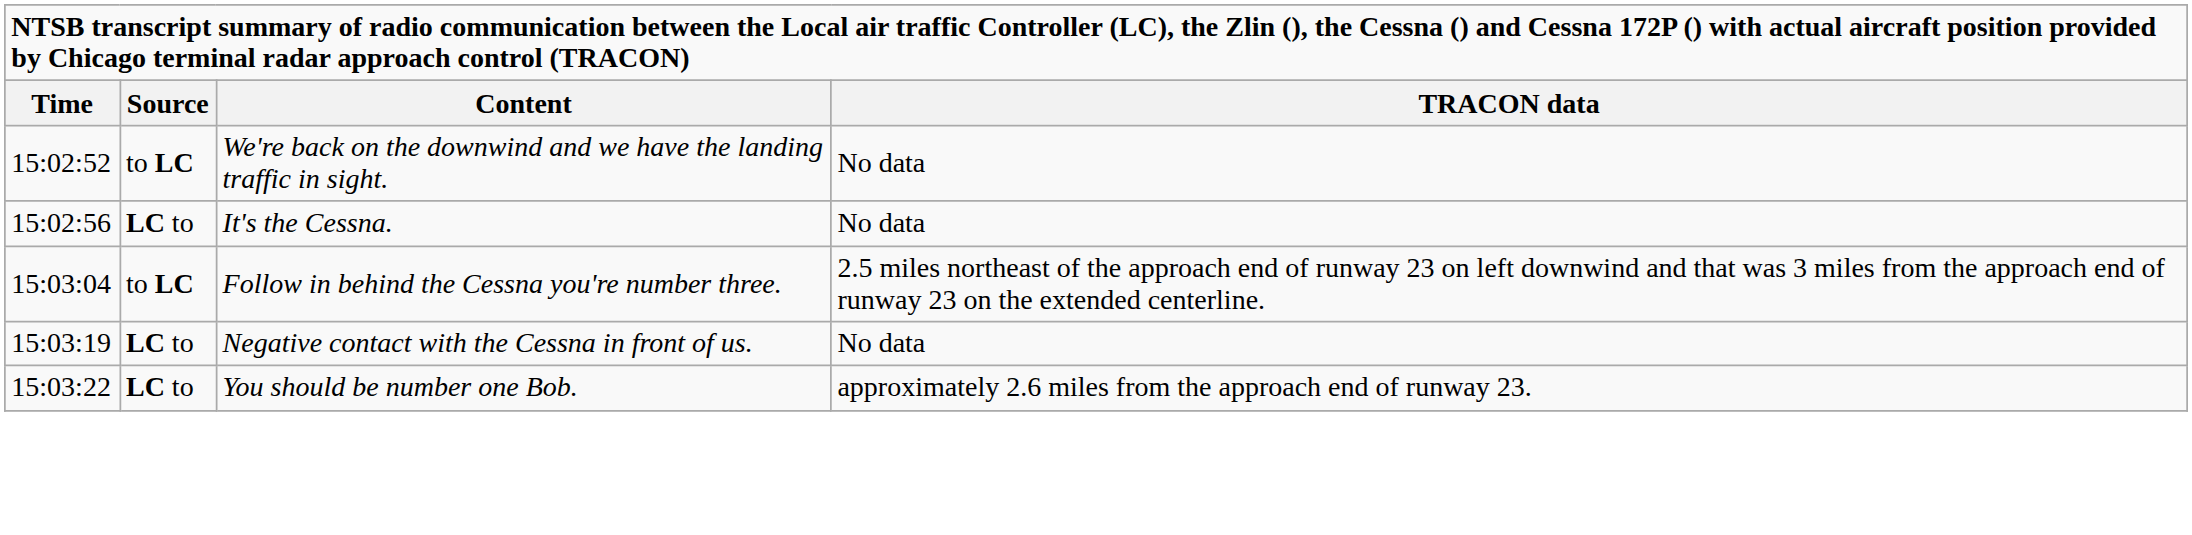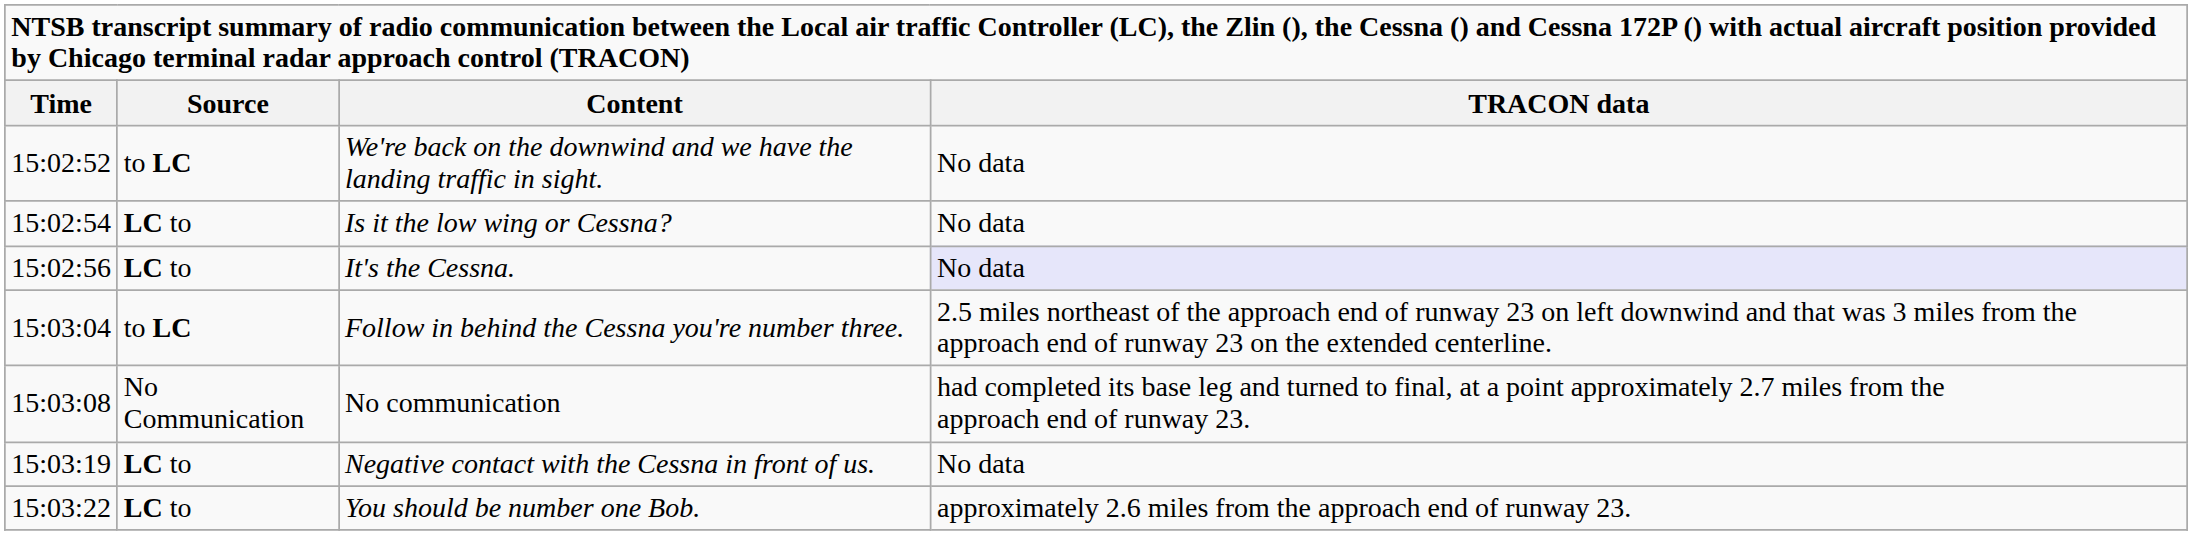+ row: (508, 222)
(881, 222) no background -> (981, 267) lavender background
+ row: (453, 403)
